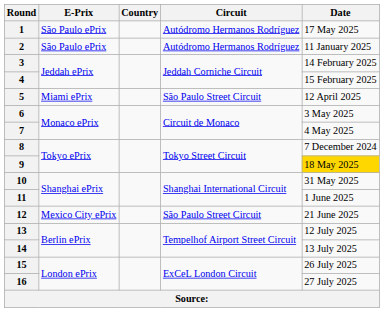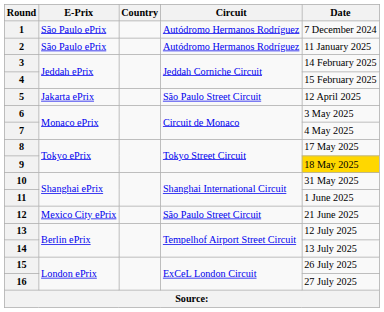(331, 29) 17 May 2025 -> (340, 29) 7 December 2024
(67, 96) Miami ePrix -> (68, 96) Jakarta ePrix
(340, 147) 7 December 2024 -> (331, 147) 17 May 2025
